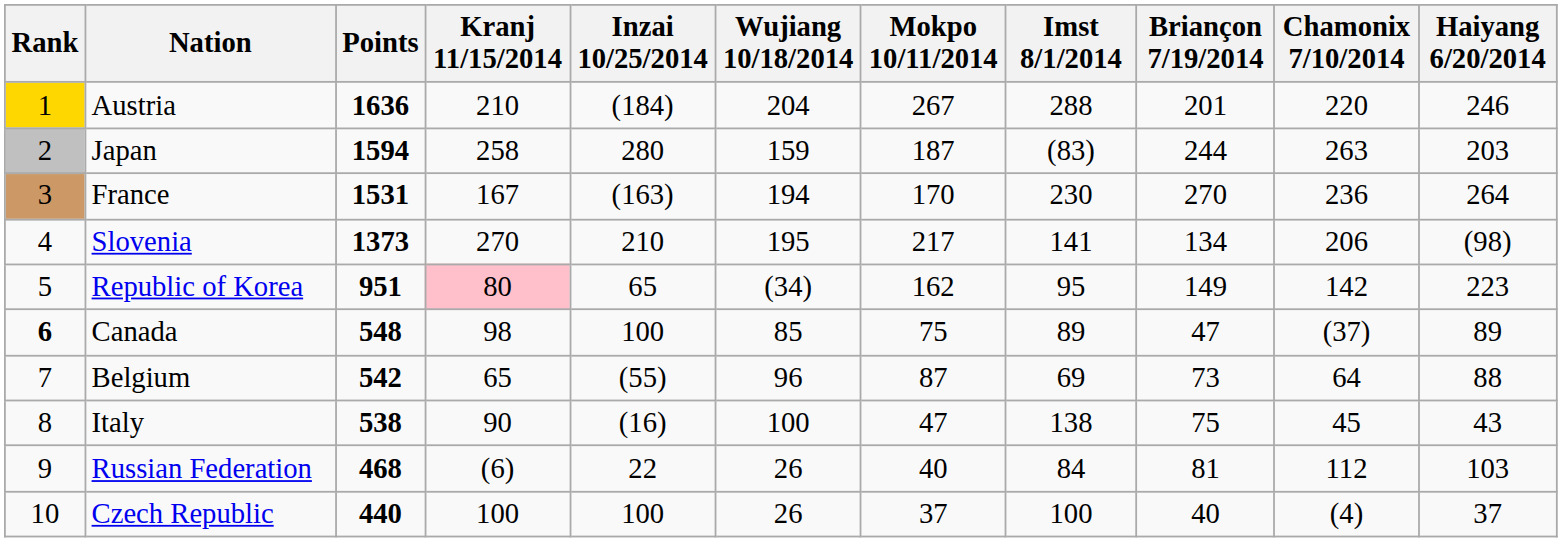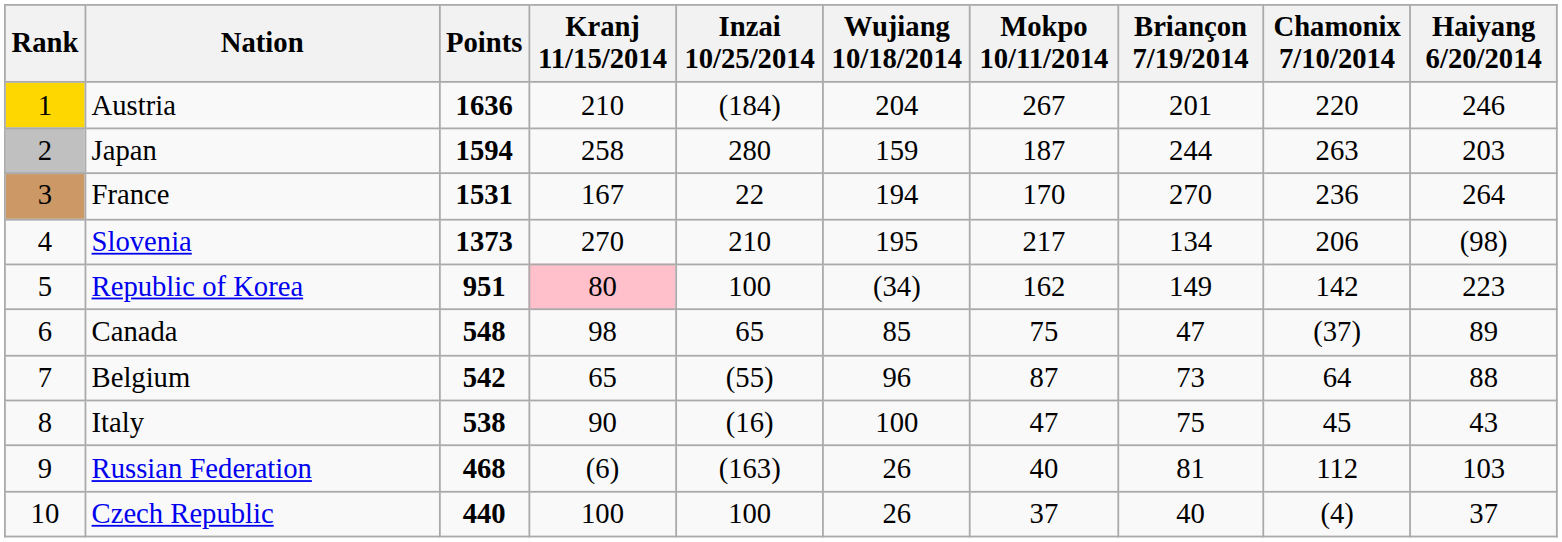- column: (1071, 43)
(643, 195) (163) -> (750, 195) 22
(643, 286) 65 -> (750, 286) 100
(45, 331) bold -> (45, 331) normal
(643, 331) 100 -> (750, 331) 65
(643, 468) 22 -> (750, 468) (163)
